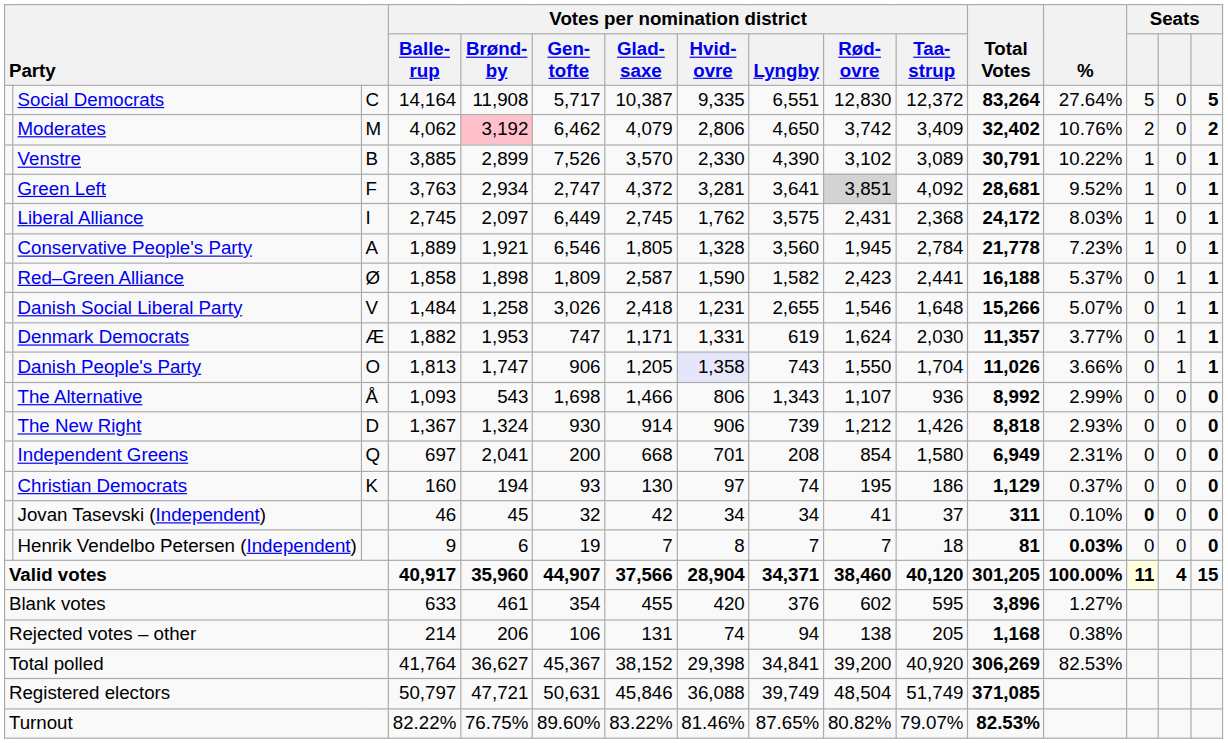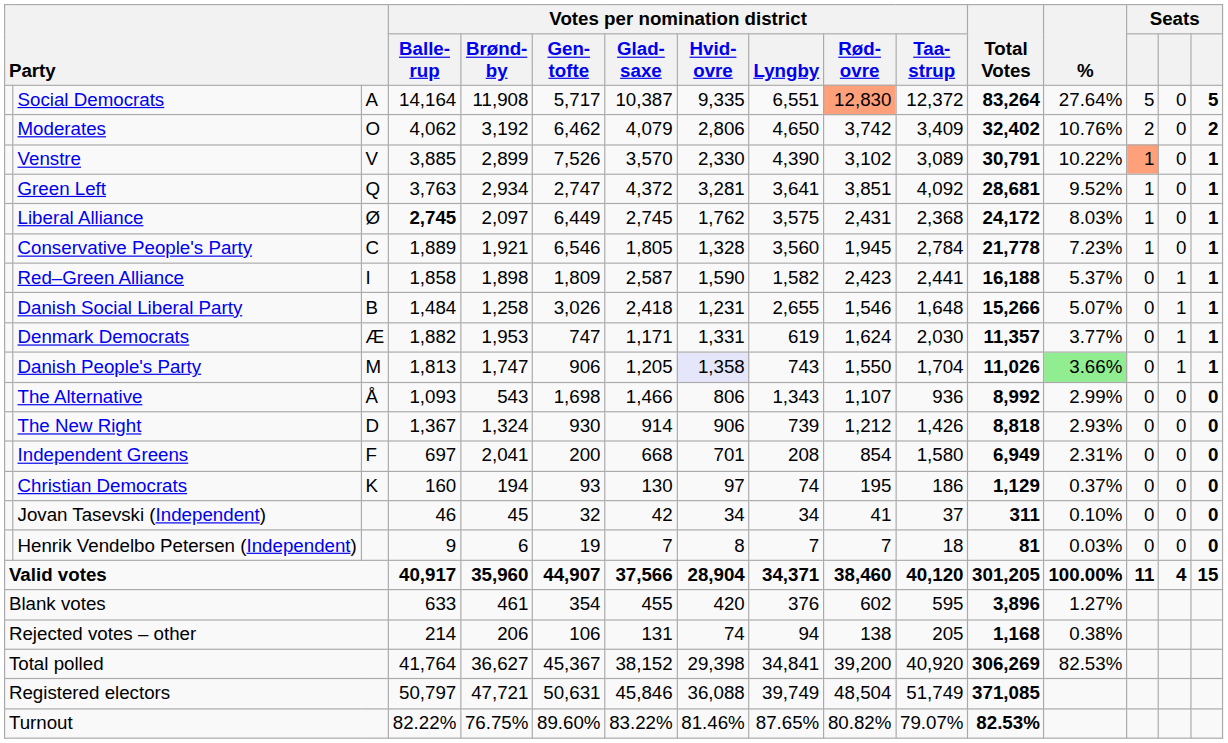(372, 99) C -> (372, 99) A
(863, 99) no background -> (863, 99) lightsalmon background
(373, 129) M -> (373, 129) O
(505, 129) pink background -> (505, 129) no background
(372, 159) B -> (372, 159) V
(1149, 159) no background -> (1149, 159) lightsalmon background
(371, 188) F -> (373, 188) Q
(868, 188) lightgrey background -> (868, 188) no background
(368, 218) I -> (373, 218) Ø
(433, 218) normal -> (433, 218) bold
(372, 248) A -> (372, 248) C
(373, 277) Ø -> (368, 277) I
(372, 307) V -> (372, 307) B
(373, 366) O -> (373, 366) M
(1096, 366) no background -> (1096, 366) lightgreen background
(373, 456) Q -> (371, 456) F
(1149, 515) bold -> (1149, 515) normal
(1096, 545) bold -> (1096, 545) normal
(1144, 574) lightyellow background -> (1144, 574) no background
